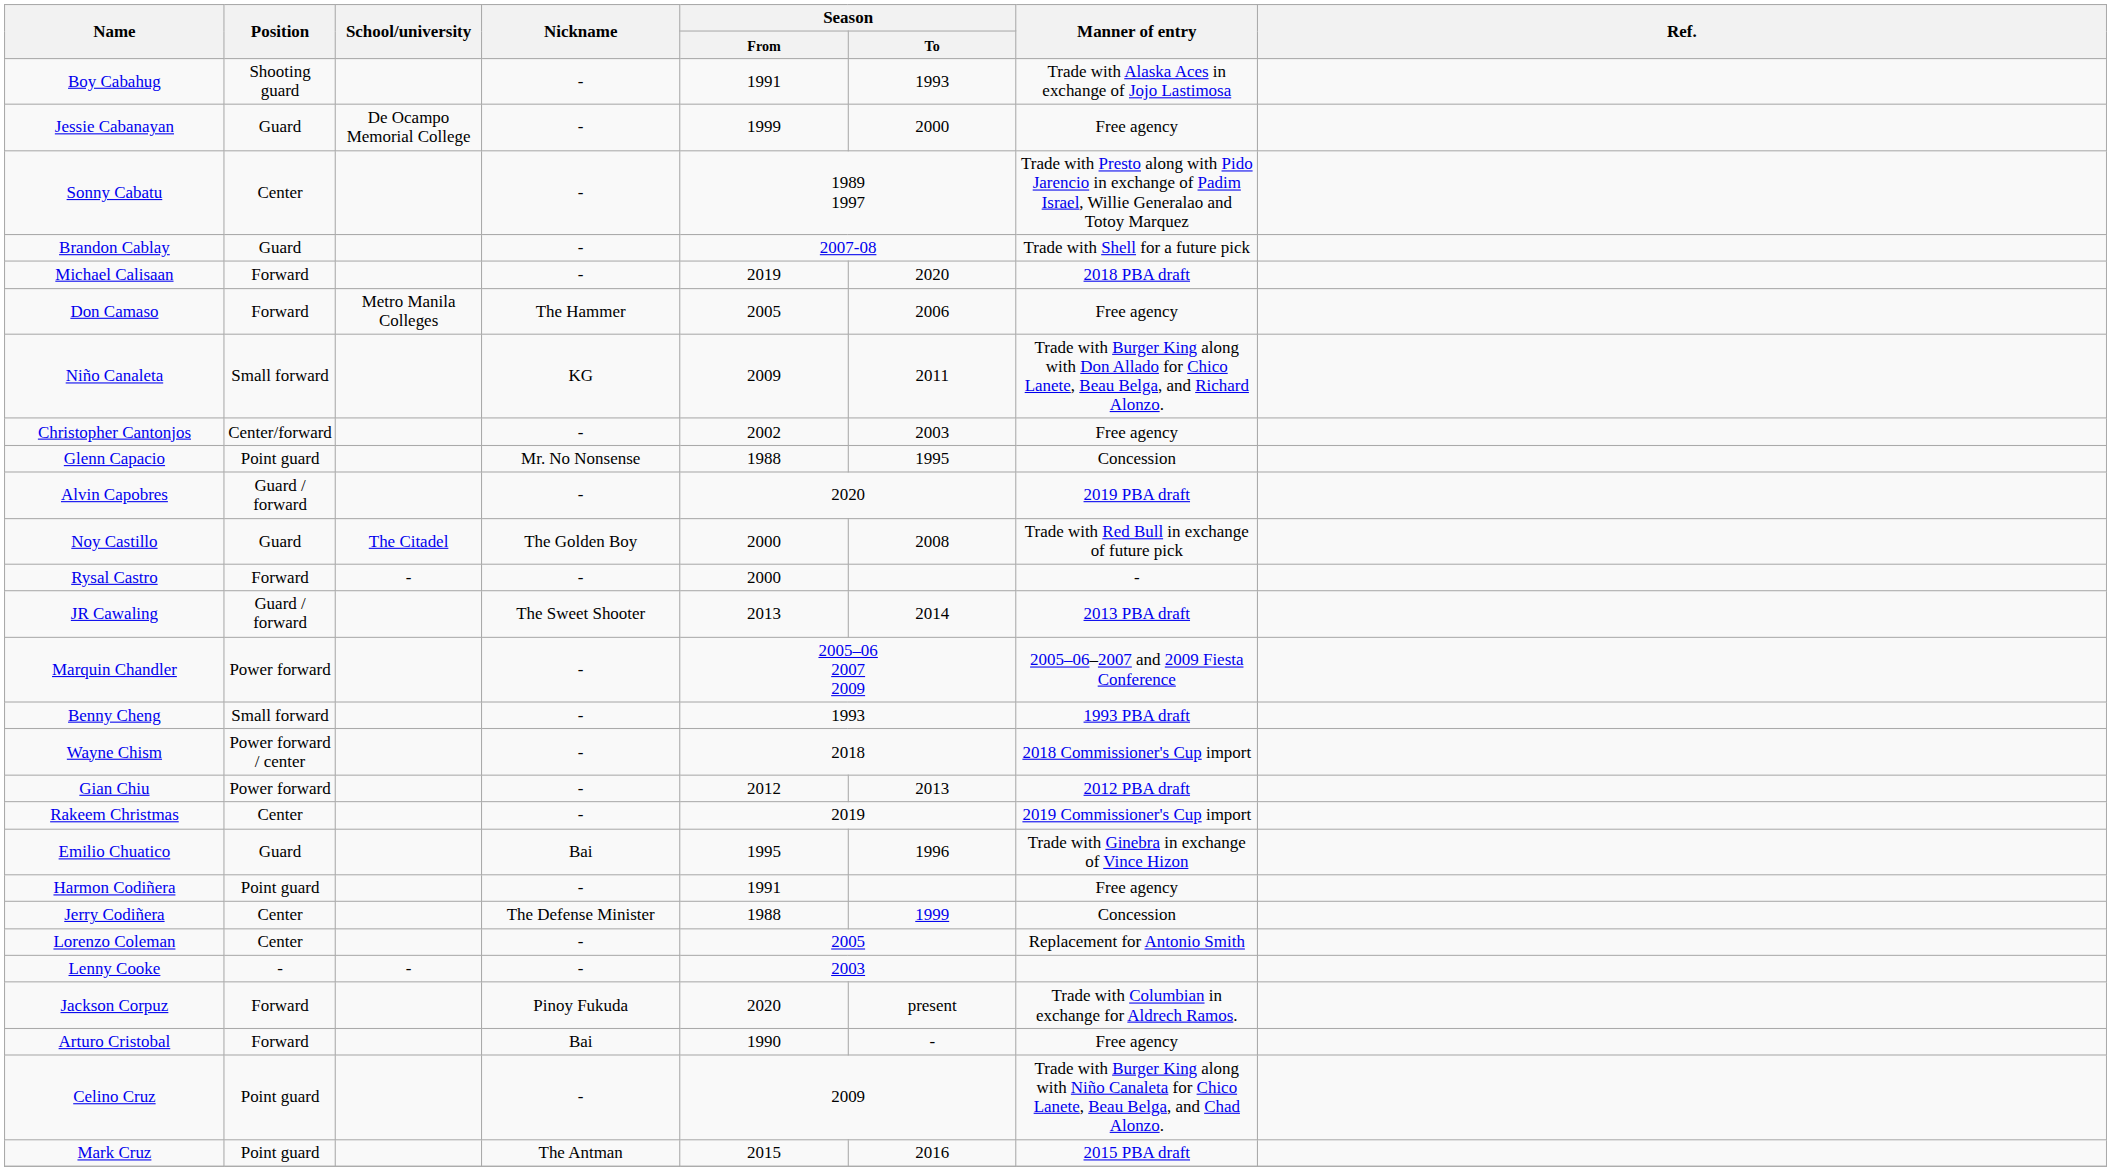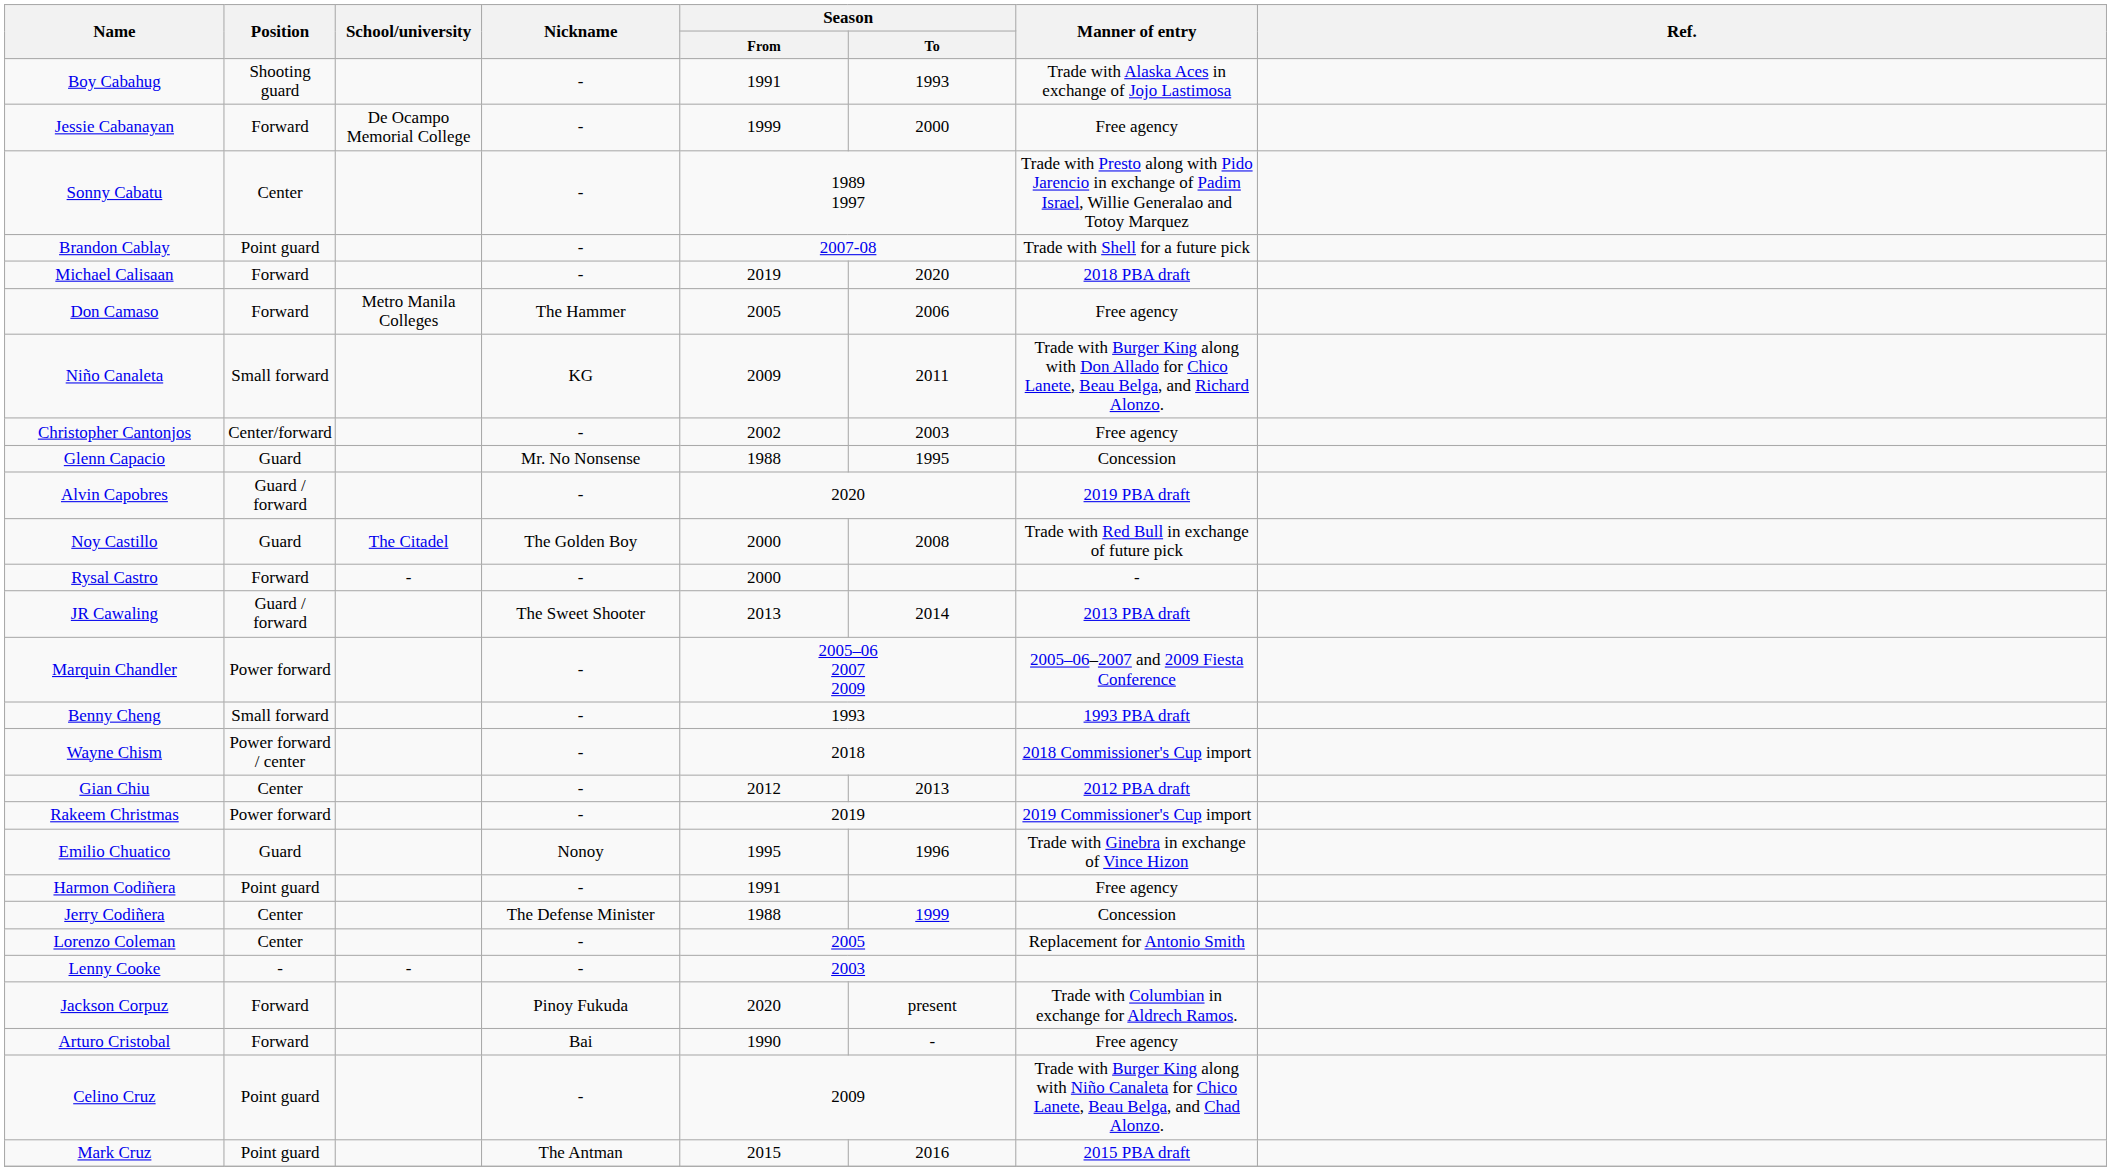(280, 127) Guard -> (280, 127) Forward
(280, 247) Guard -> (280, 247) Point guard
(280, 458) Point guard -> (280, 458) Guard
(280, 788) Power forward -> (280, 788) Center
(280, 815) Center -> (280, 815) Power forward
(581, 851) Bai -> (581, 851) Nonoy
